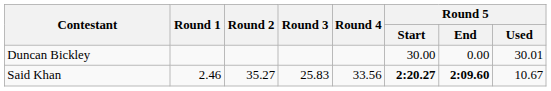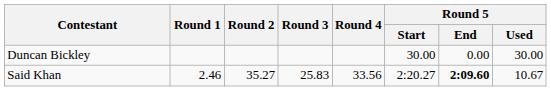(529, 55) 30.01 -> (529, 55) 30.00
(416, 75) bold -> (416, 75) normal
